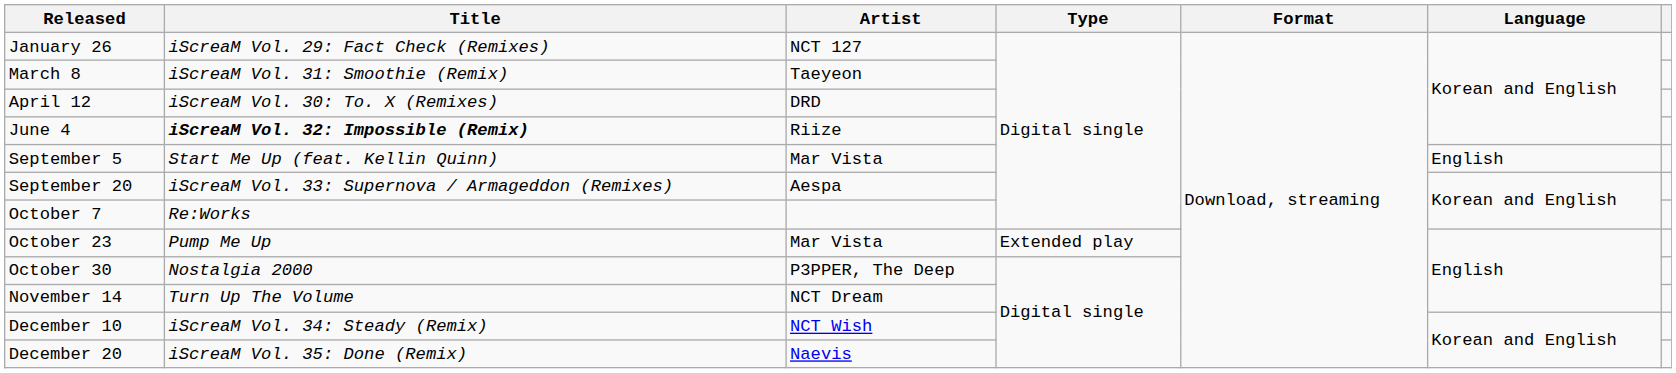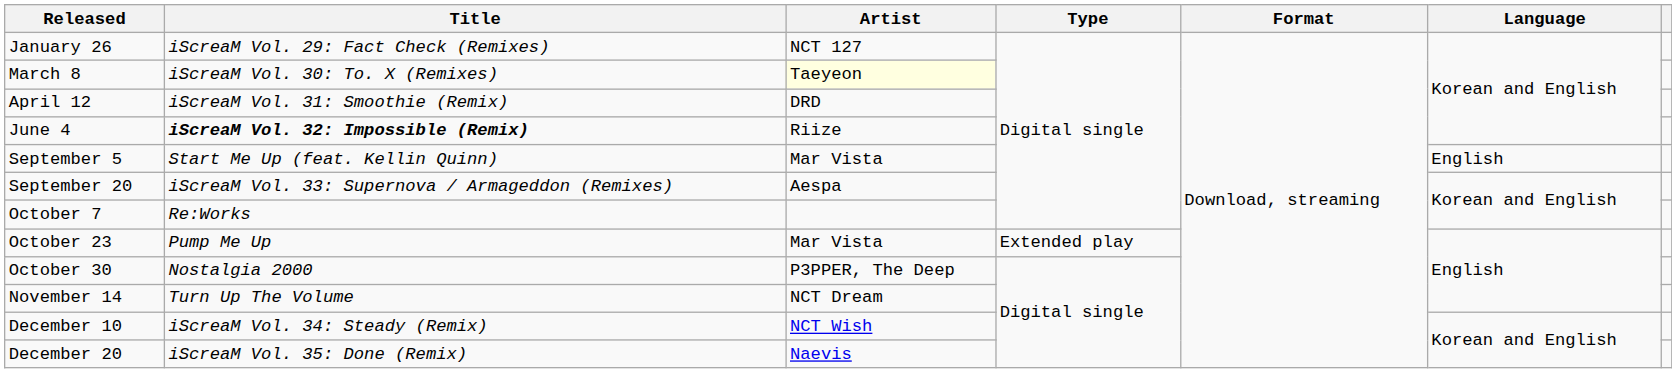(338, 75) iScreaM Vol. 31: Smoothie (Remix) -> (333, 75) iScreaM Vol. 30: To. X (Remixes)
(826, 75) no background -> (826, 75) lightyellow background
(333, 103) iScreaM Vol. 30: To. X (Remixes) -> (338, 103) iScreaM Vol. 31: Smoothie (Remix)
